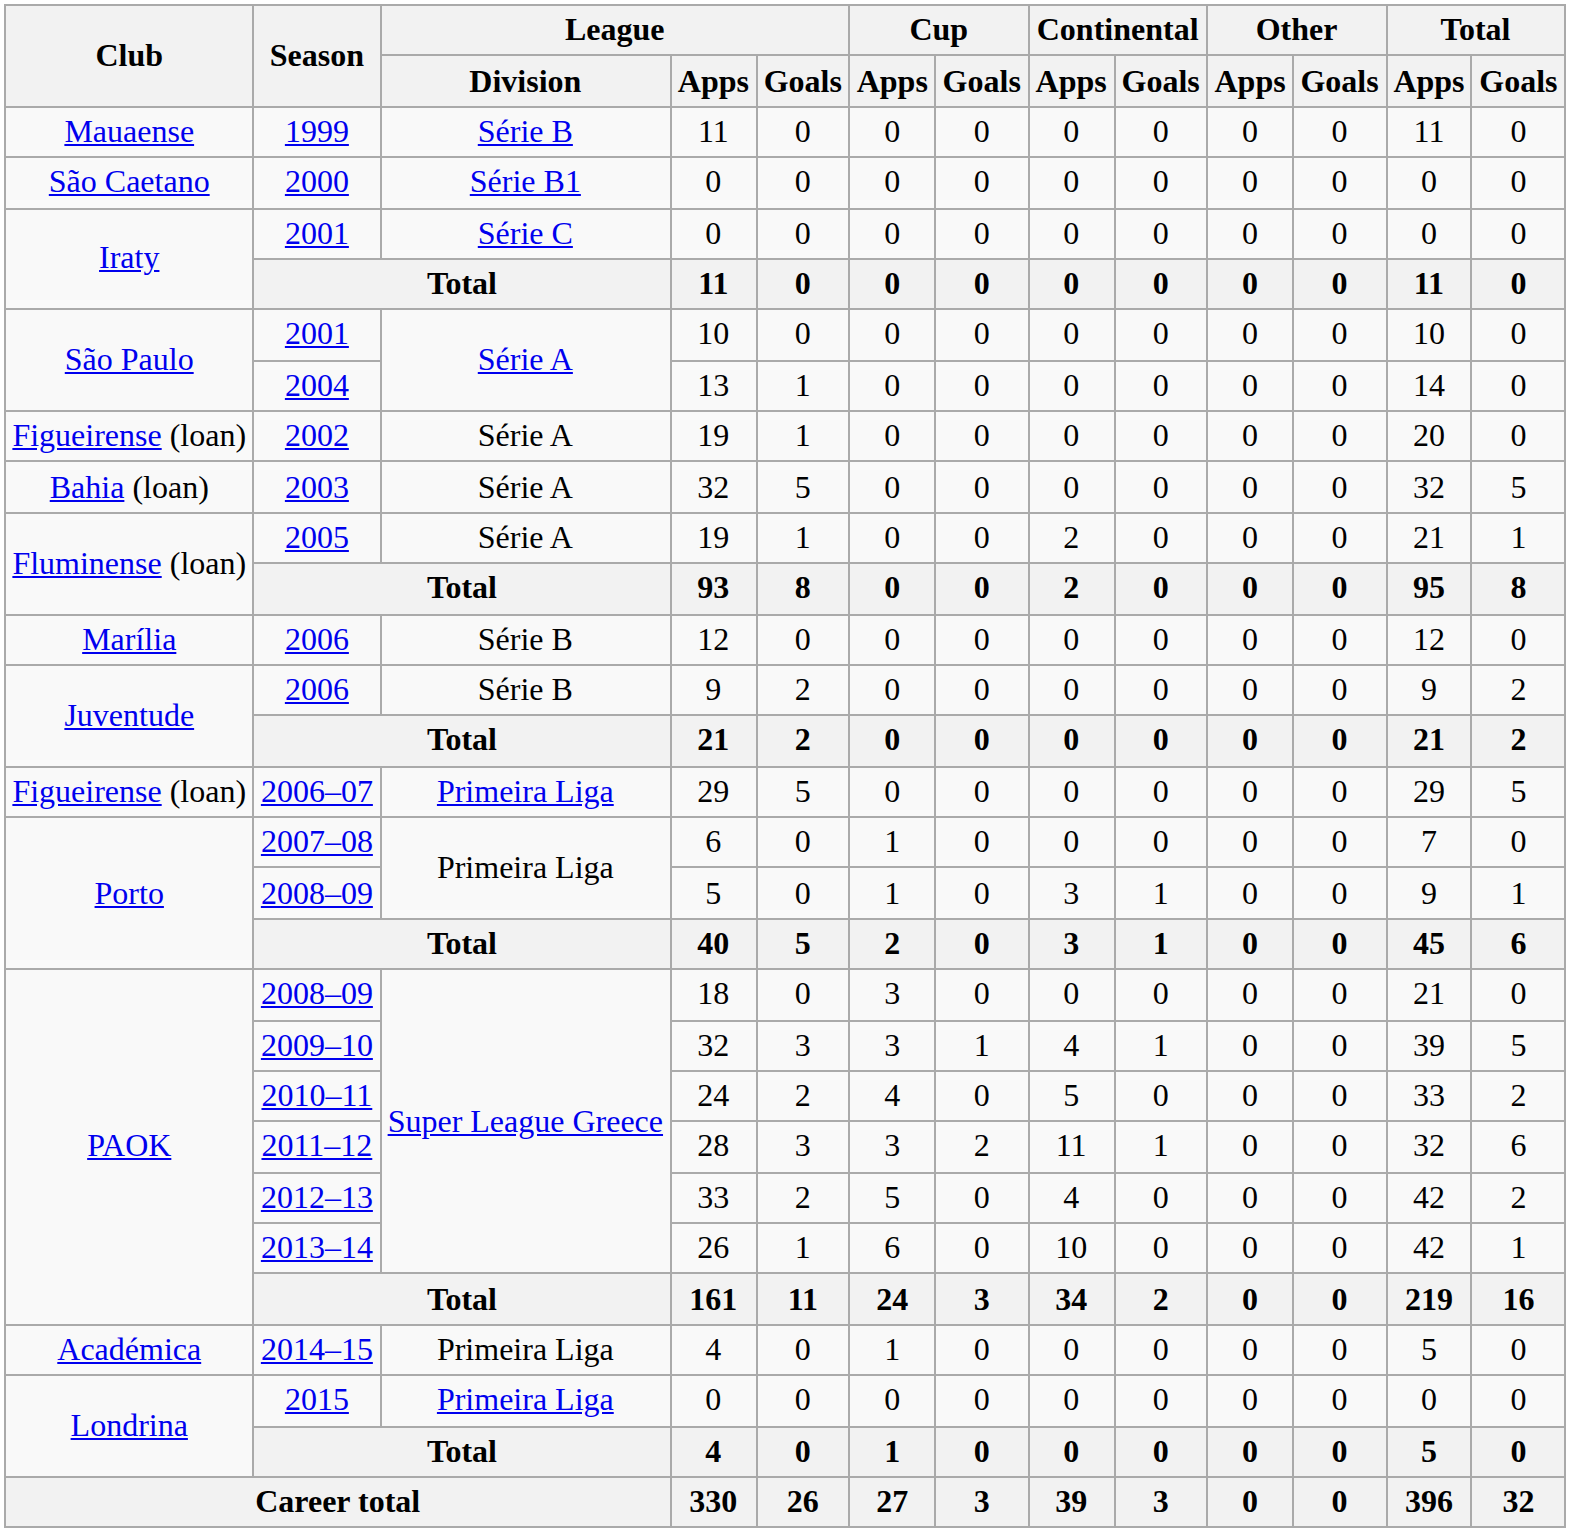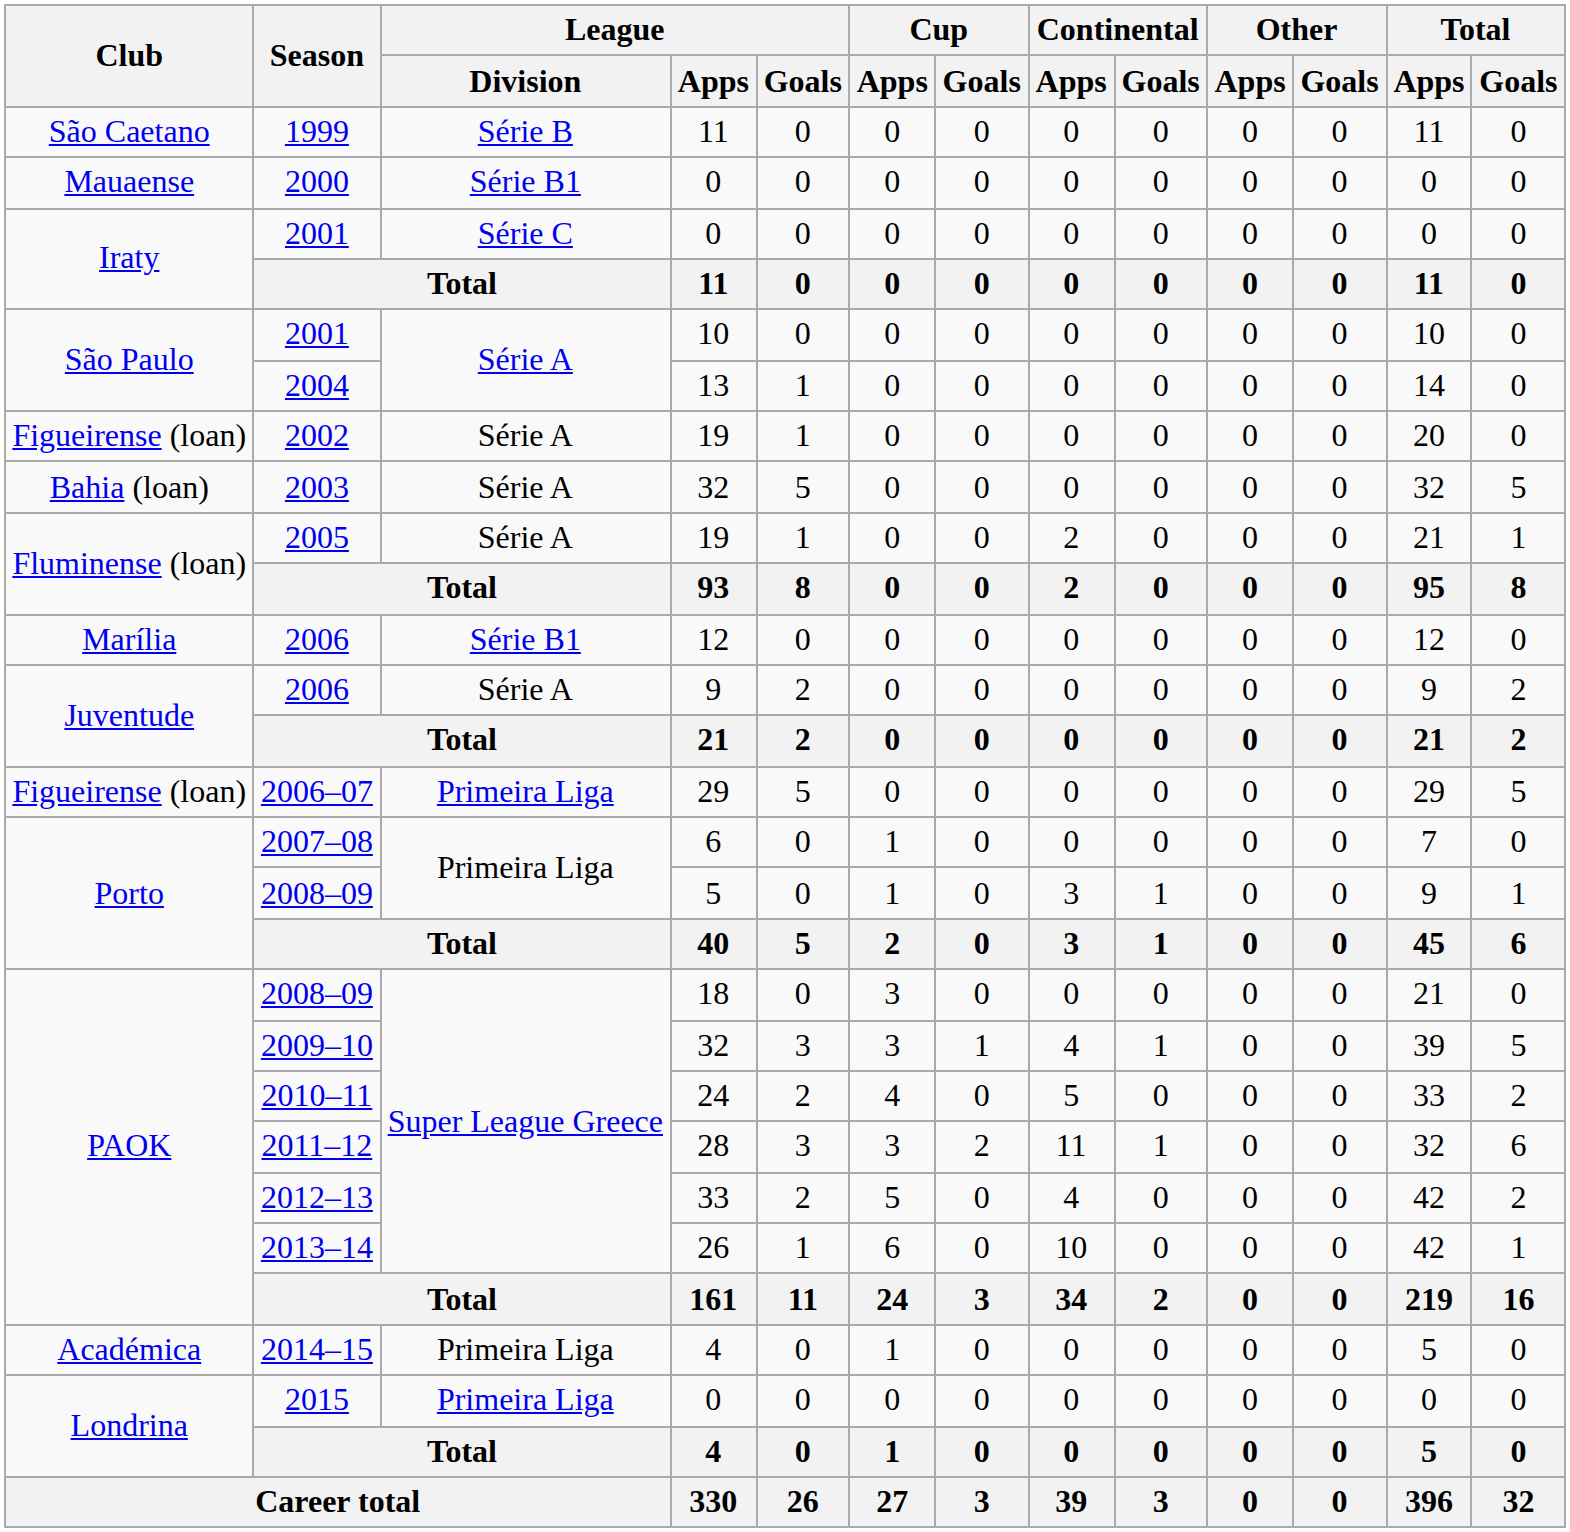(129, 131) Mauaense -> (129, 131) São Caetano
(129, 182) São Caetano -> (129, 182) Mauaense
(525, 638) Série B -> (525, 638) Série B1
(525, 689) Série B -> (525, 689) Série A
